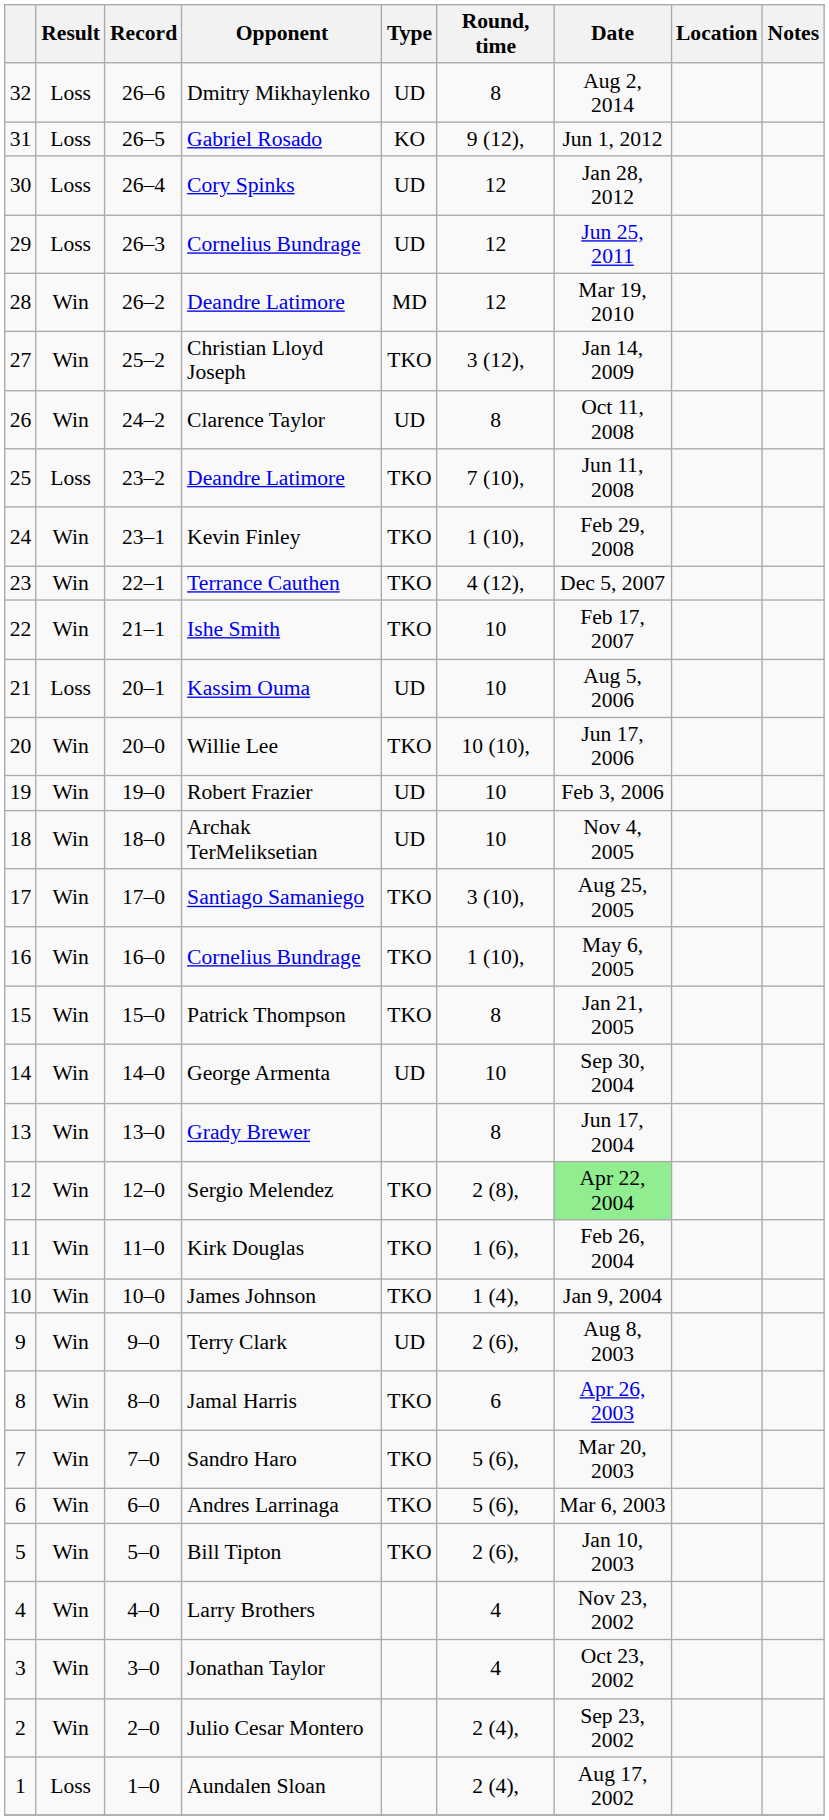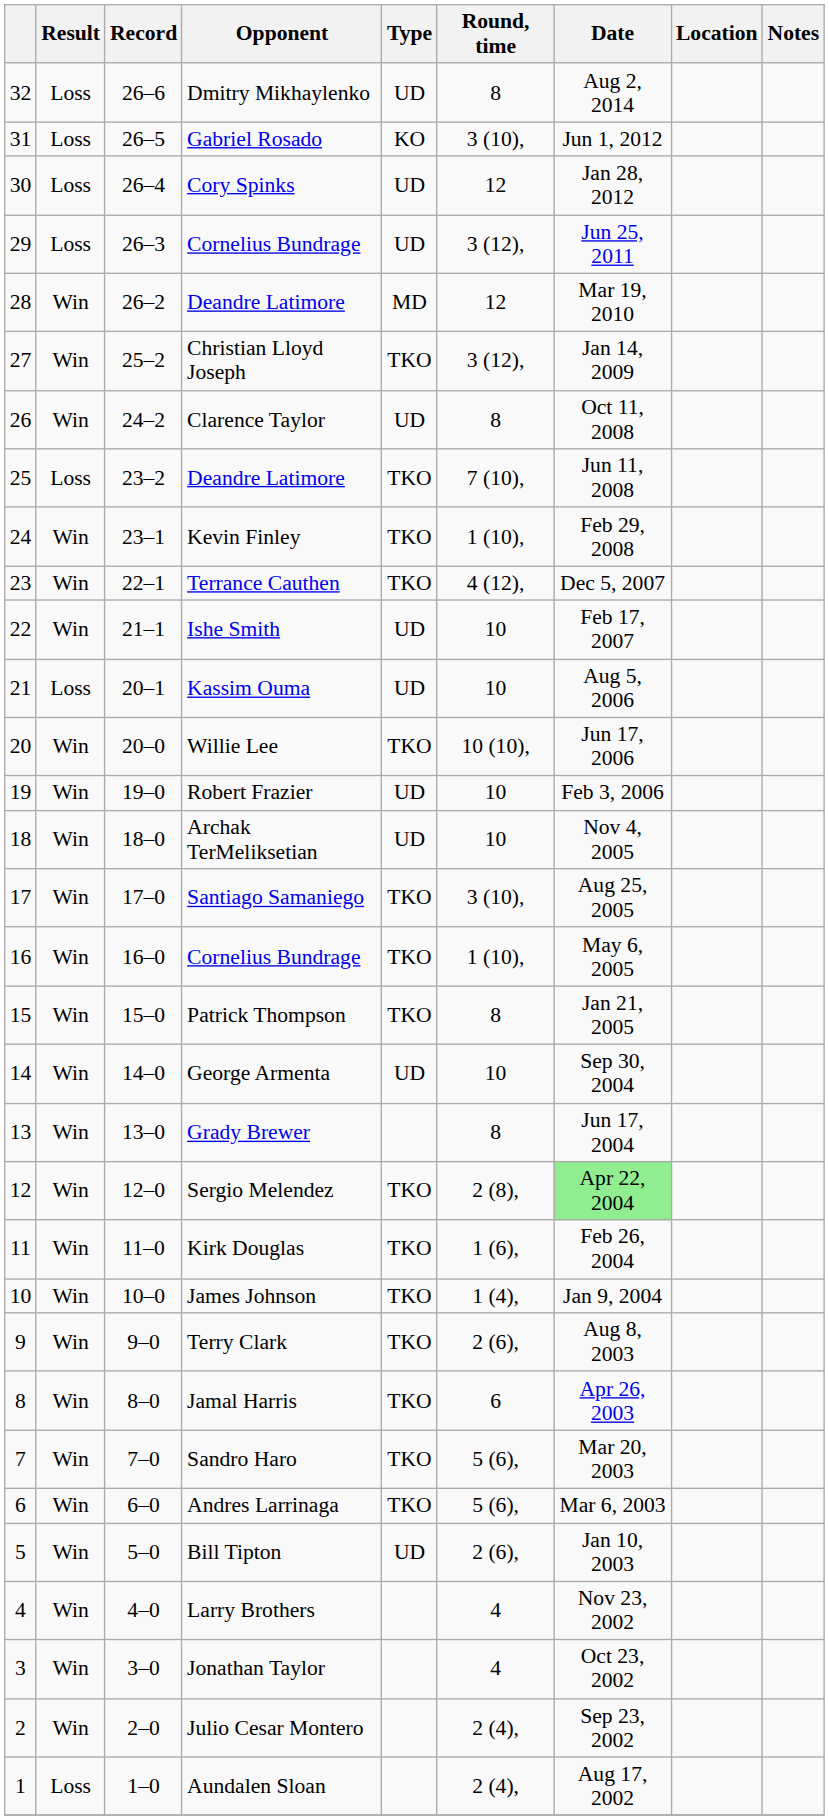(496, 138) 9 (12), -> (496, 138) 3 (10),
(496, 243) 12 -> (496, 243) 3 (12),
(410, 629) TKO -> (410, 629) UD
(410, 1341) UD -> (410, 1341) TKO
(410, 1551) TKO -> (410, 1551) UD
